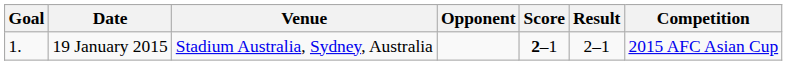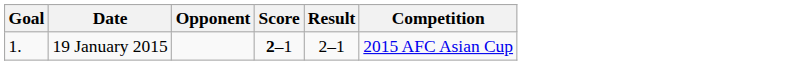- column: (304, 18)
